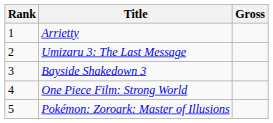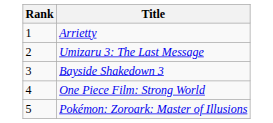- column: (250, 14)
